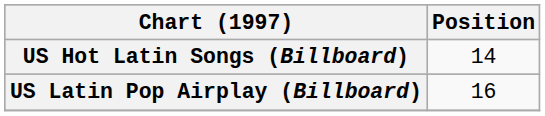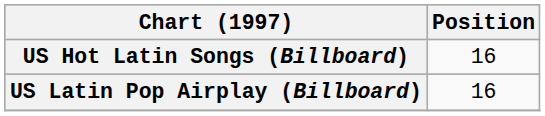(484, 57) 14 -> (484, 57) 16
